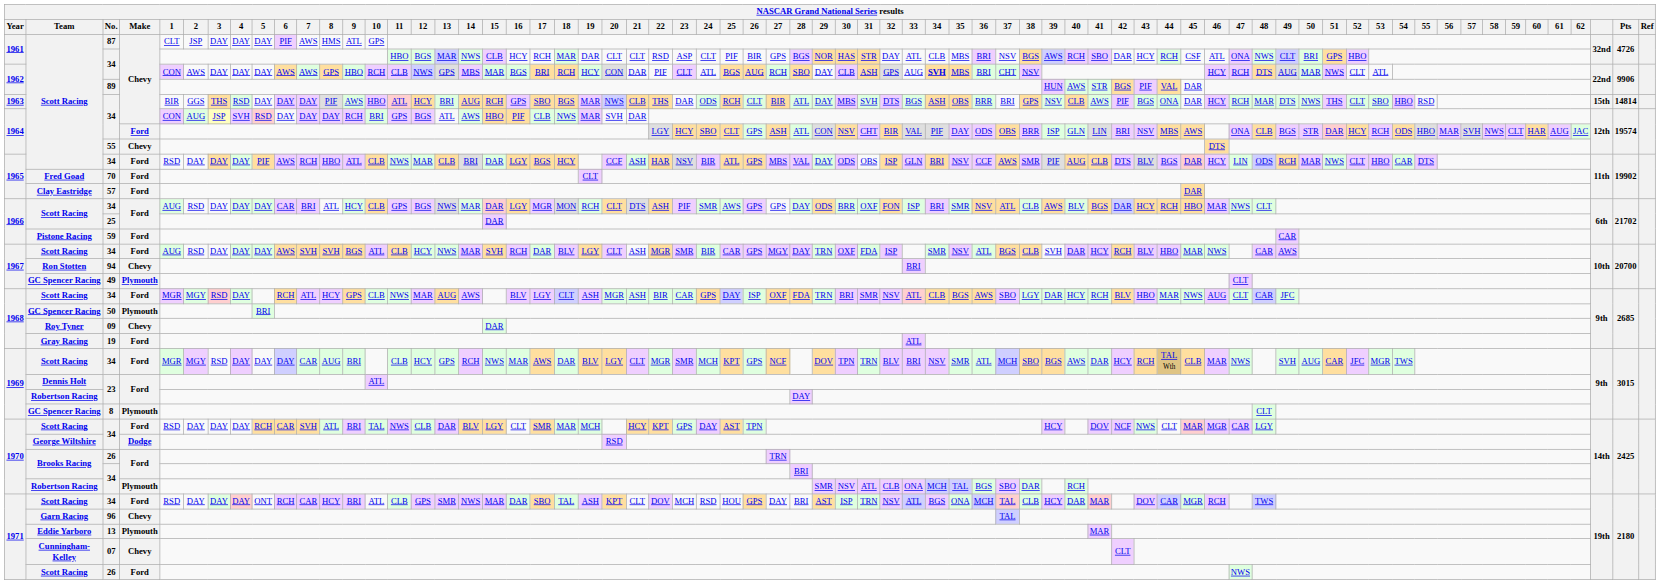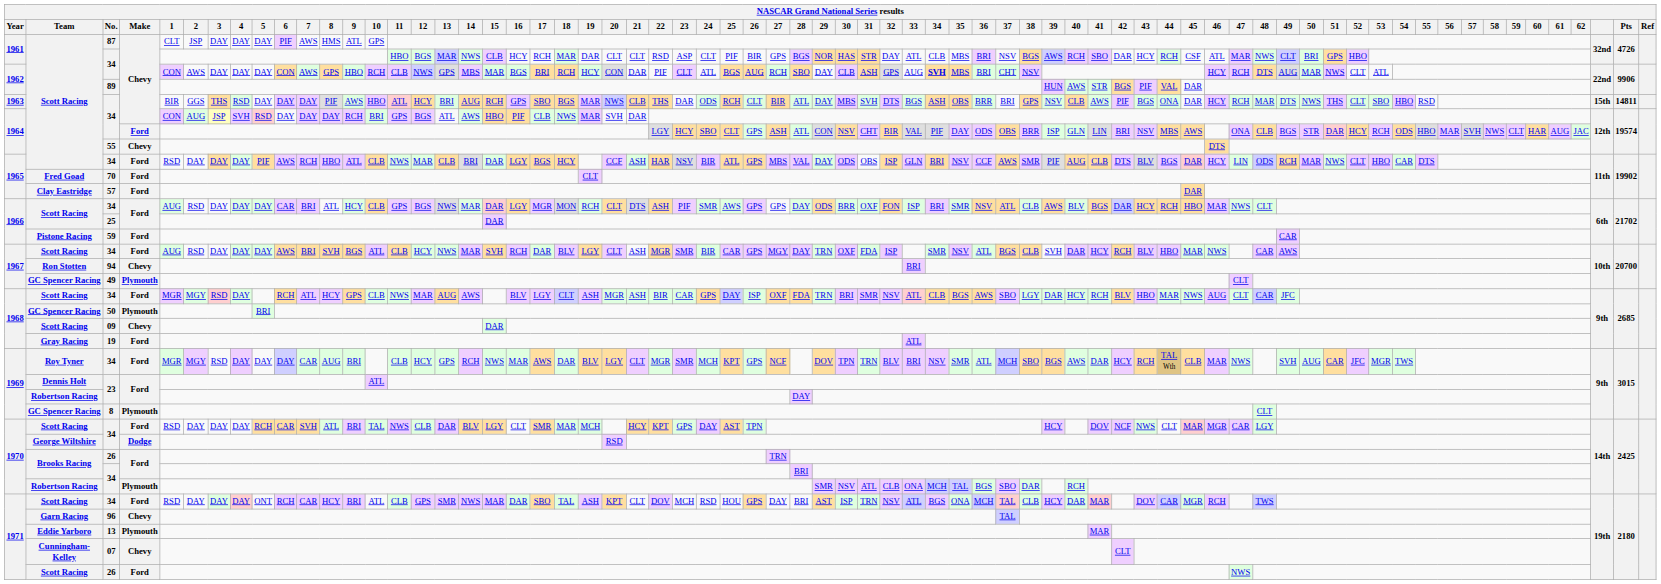(1240, 56) ONA -> (1241, 56) MAR
(286, 71) AWS -> (286, 71) CON
(1626, 101) 14814 -> (1626, 101) 14811
(308, 251) SVH -> (308, 251) BRI
(64, 326) Roy Tyner -> (64, 326) Scott Racing
(64, 361) Scott Racing -> (64, 361) Roy Tyner
